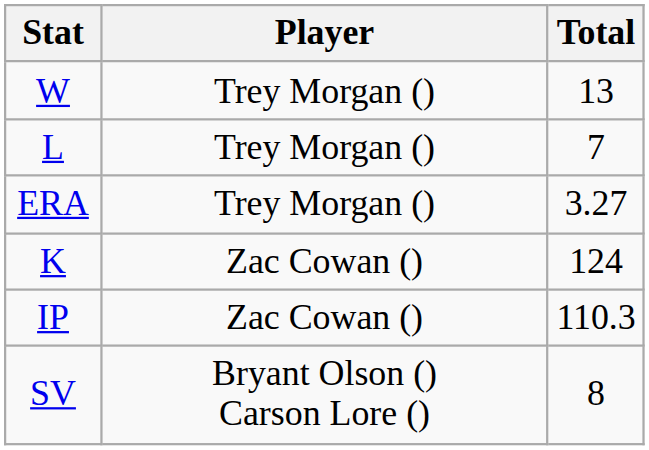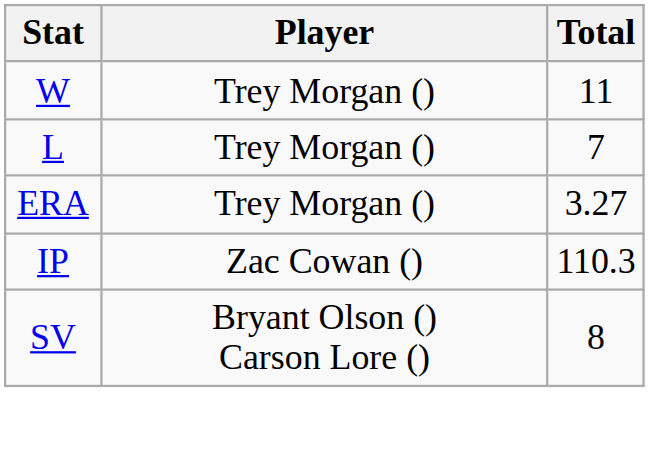(596, 89) 13 -> (596, 89) 11
- row: (53, 260)
